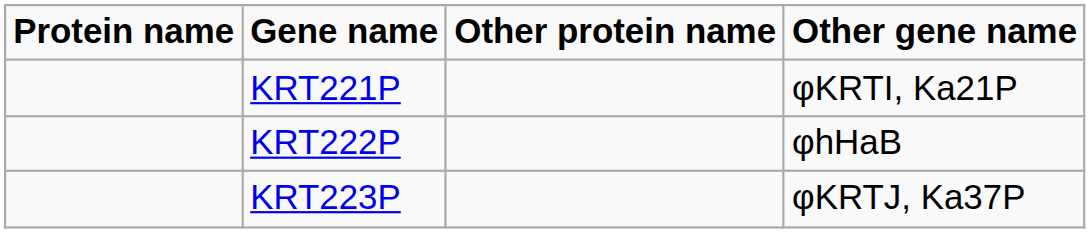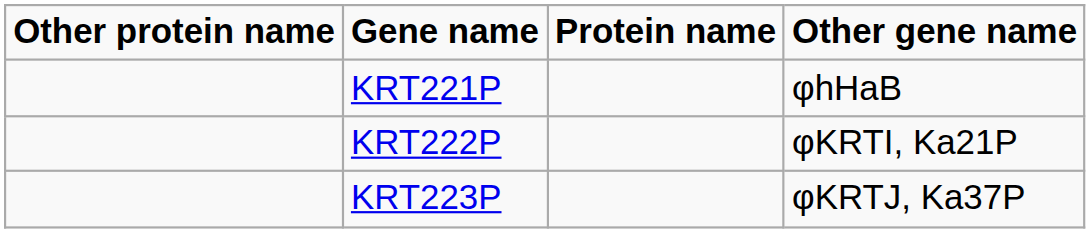columns swapped: (124, 32) <-> (615, 32)
(905, 87) φKRTI, Ka21P -> (847, 87) φhHaB
(847, 142) φhHaB -> (905, 142) φKRTI, Ka21P
